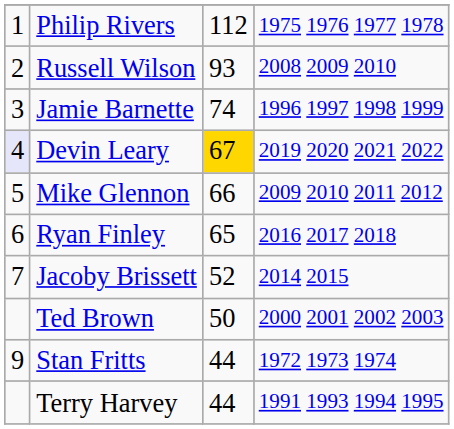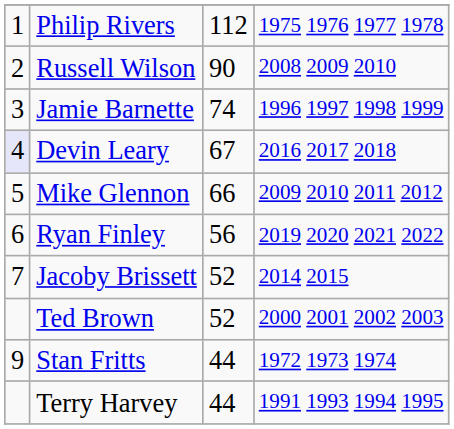(222, 67) 93 -> (222, 67) 90
(222, 151) gold background -> (222, 151) no background
(351, 151) 2019 2020 2021 2022 -> (327, 151) 2016 2017 2018
(222, 234) 65 -> (222, 234) 56
(327, 234) 2016 2017 2018 -> (351, 234) 2019 2020 2021 2022
(222, 318) 50 -> (222, 318) 52
